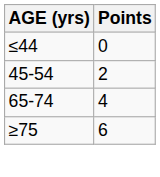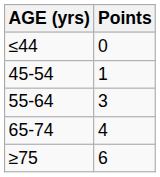(103, 74) 2 -> (103, 74) 1
+ row: (31, 102)
